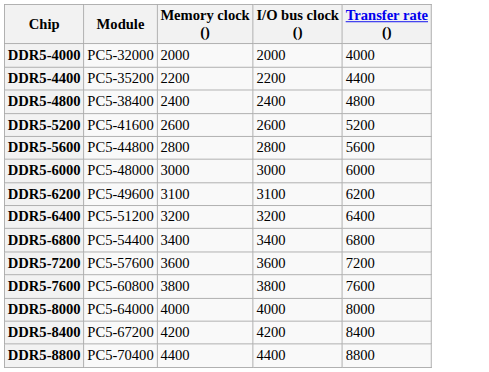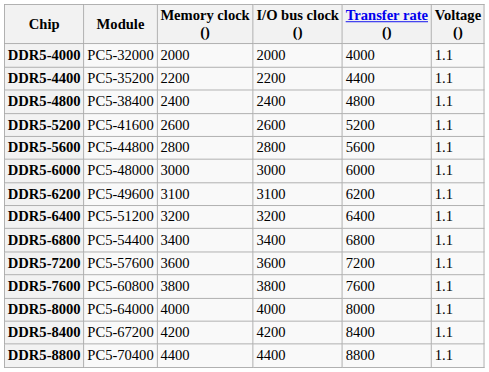+ column: (458, 24)
